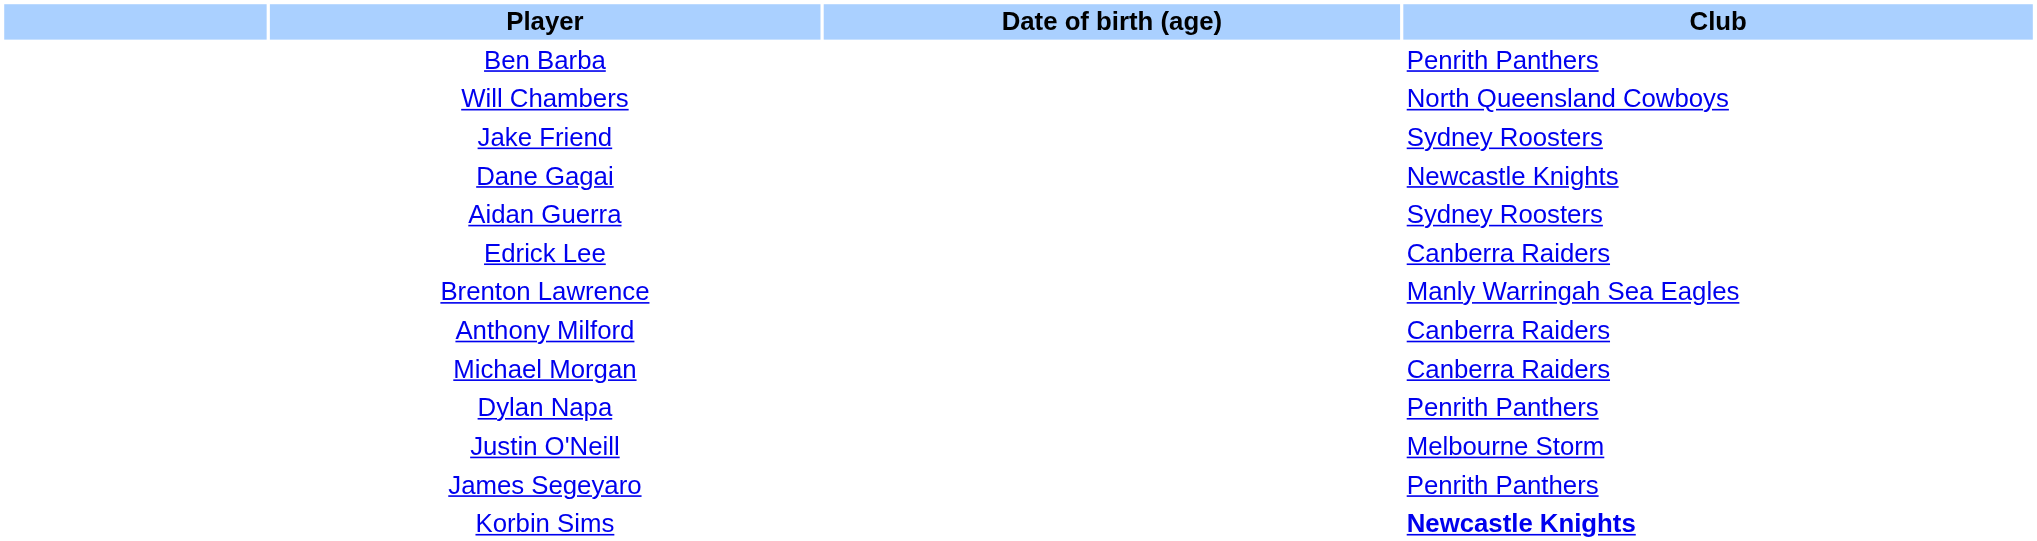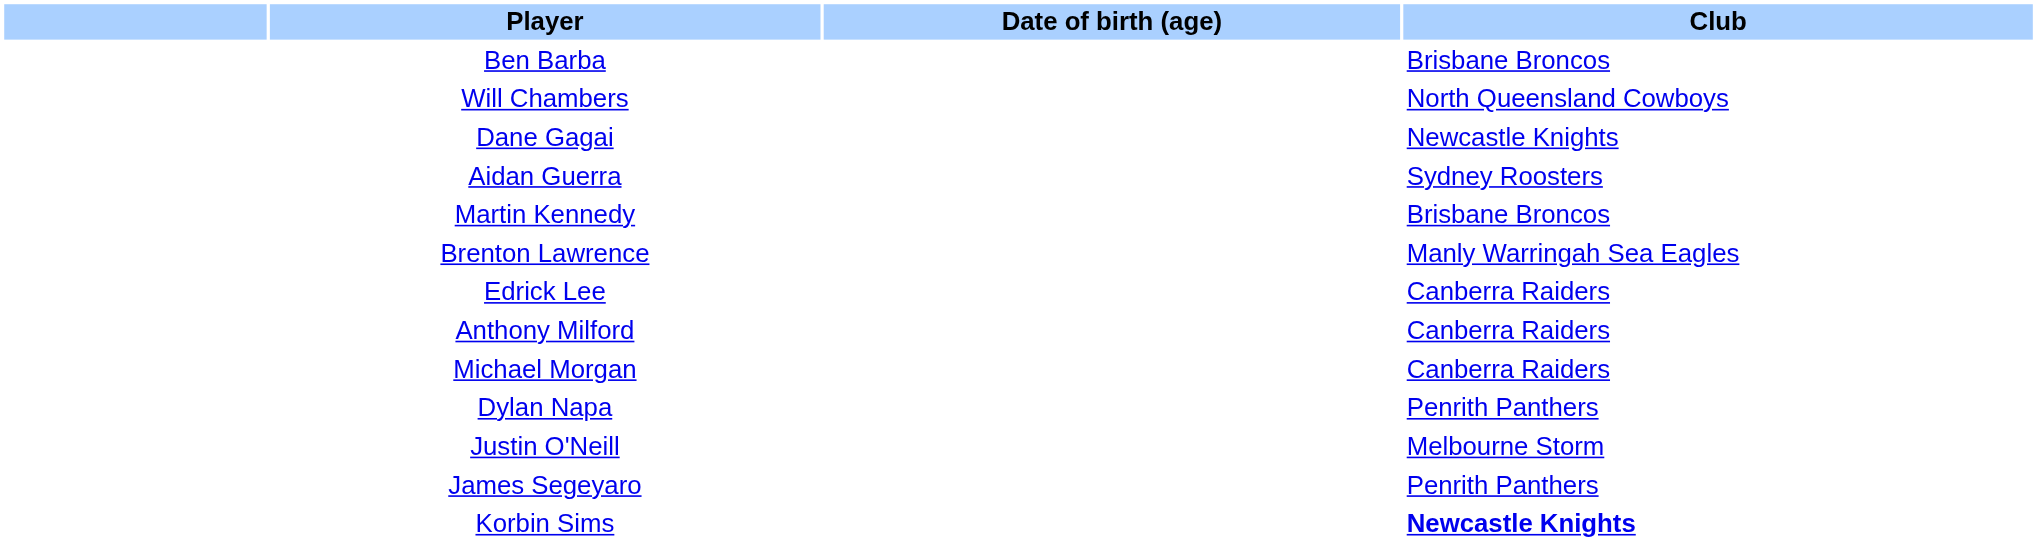(1503, 60) Penrith Panthers -> (1508, 60) Brisbane Broncos
- row: (545, 137)
+ row: (545, 214)
rows swapped: (545, 292) <-> (545, 253)
